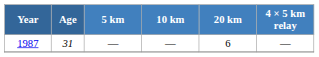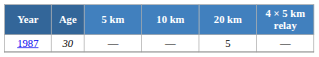(68, 43) 31 -> (68, 43) 30
(228, 43) 6 -> (228, 43) 5
